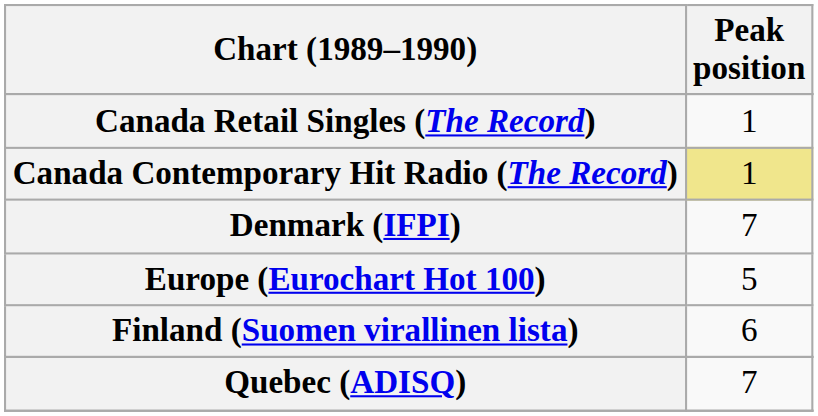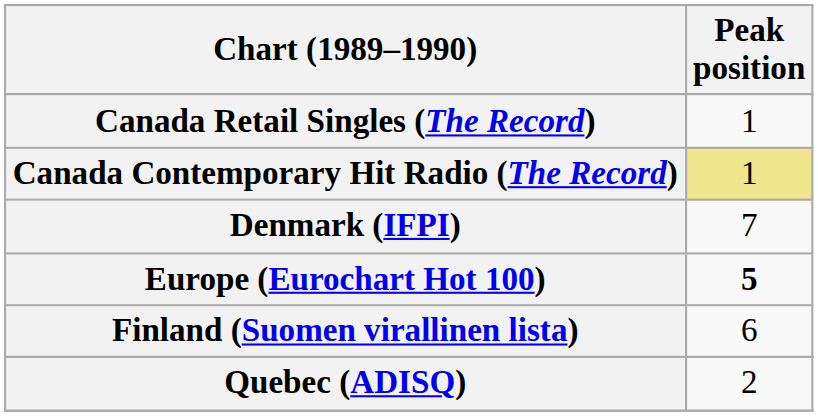(749, 278) normal -> (749, 278) bold
(749, 383) 7 -> (749, 383) 2
